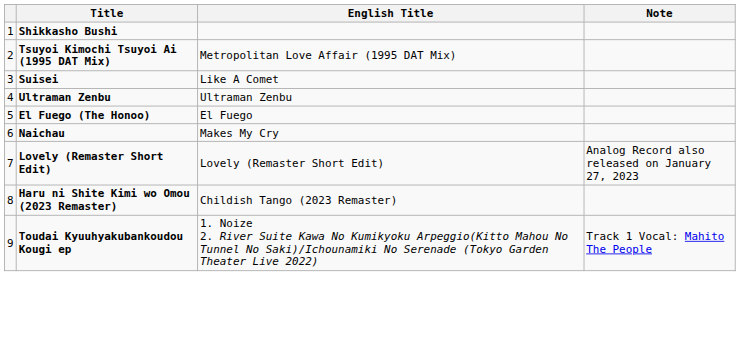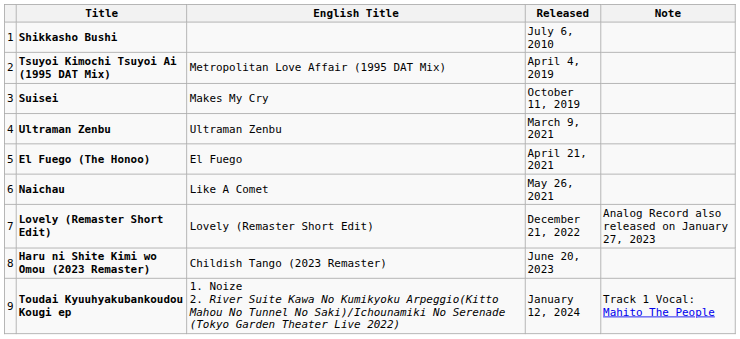+ column: (563, 13)
(239, 79) Like A Comet -> (229, 98) Makes My Cry
(239, 133) Makes My Cry -> (229, 189) Like A Comet
